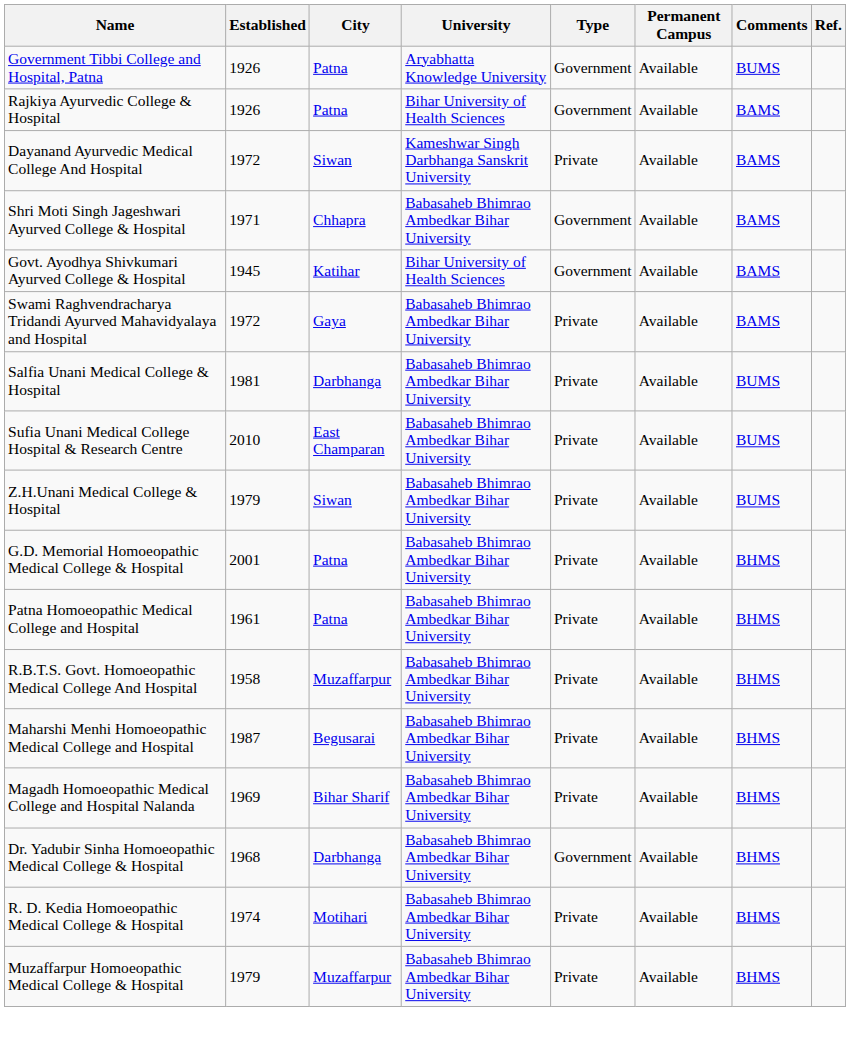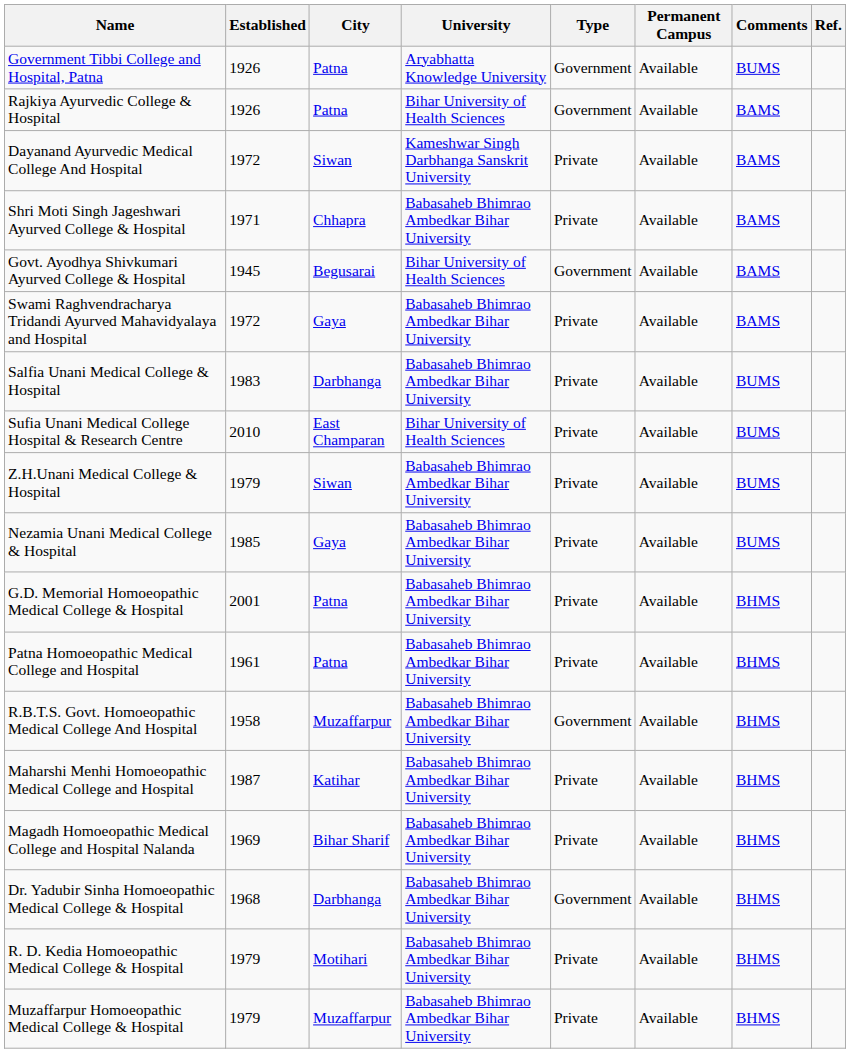(593, 220) Government -> (576, 220) Private
(336, 270) Katihar -> (344, 270) Begusarai
(245, 381) 1981 -> (245, 381) 1983
(468, 440) Babasaheb Bhimrao Ambedkar Bihar University -> (466, 431) Bihar University of Health Sciences
+ row: (110, 542)
(576, 678) Private -> (593, 720) Government
(344, 738) Begusarai -> (336, 780) Katihar
(245, 916) 1974 -> (245, 959) 1979
